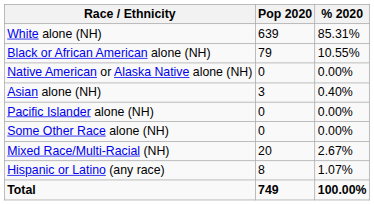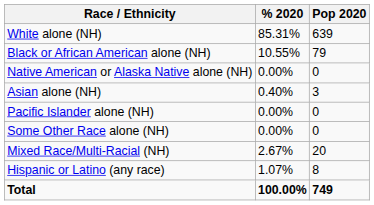columns swapped: (285, 14) <-> (342, 14)
